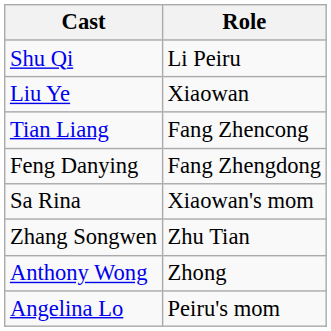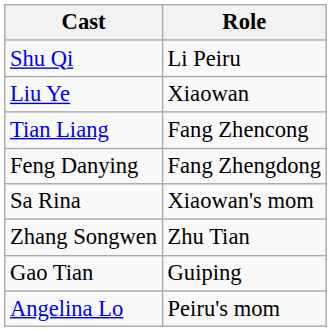+ row: (52, 272)
- row: (79, 272)
